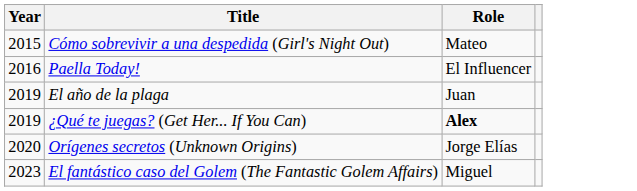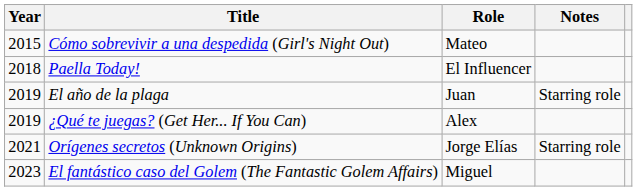+ column: (580, 17)
(25, 69) 2016 -> (25, 69) 2018
(461, 120) bold -> (461, 120) normal
(25, 146) 2020 -> (25, 146) 2021
